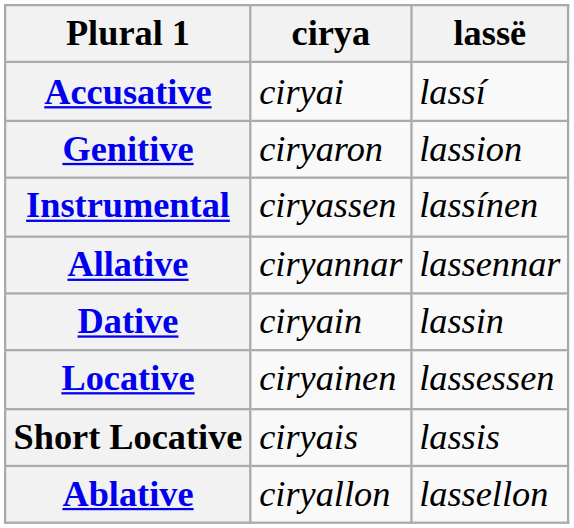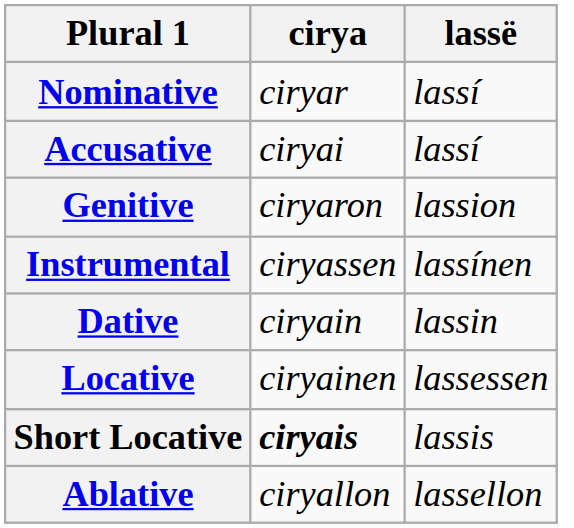+ row: (128, 90)
- row: (128, 263)
(309, 436) normal -> (309, 436) bold
